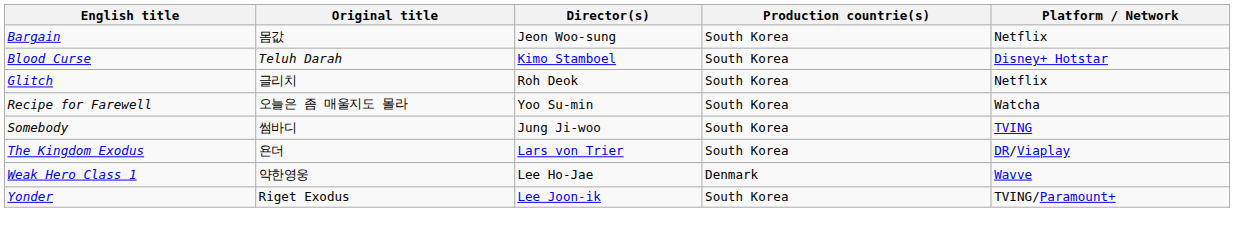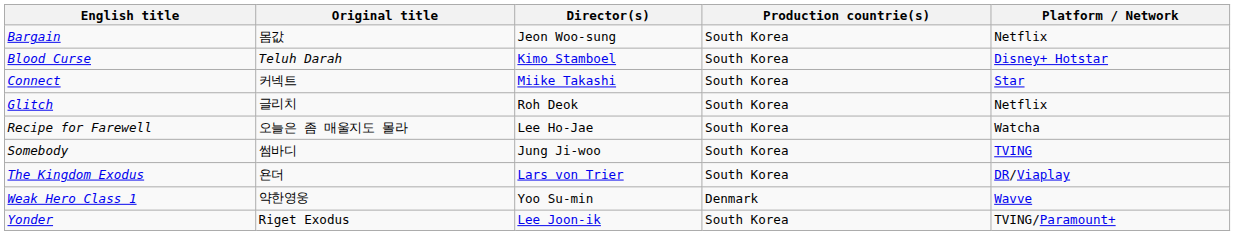+ row: (34, 81)
(555, 104) Yoo Su-min -> (555, 128) Lee Ho-Jae
(555, 175) Lee Ho-Jae -> (555, 198) Yoo Su-min
